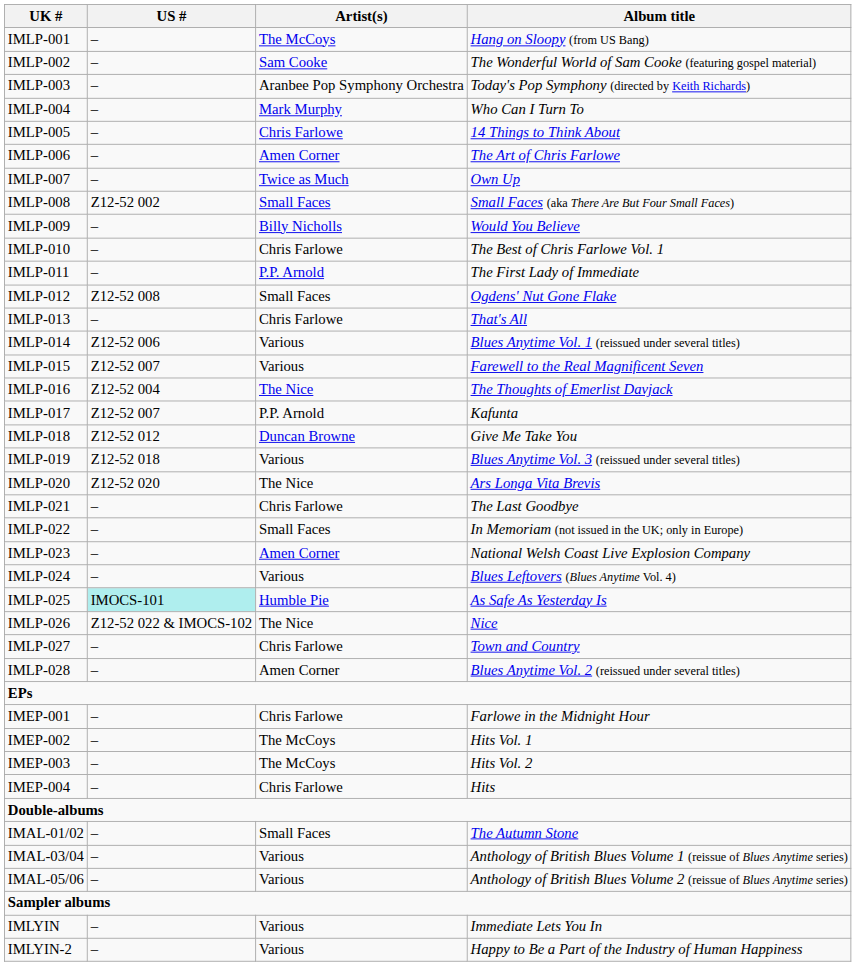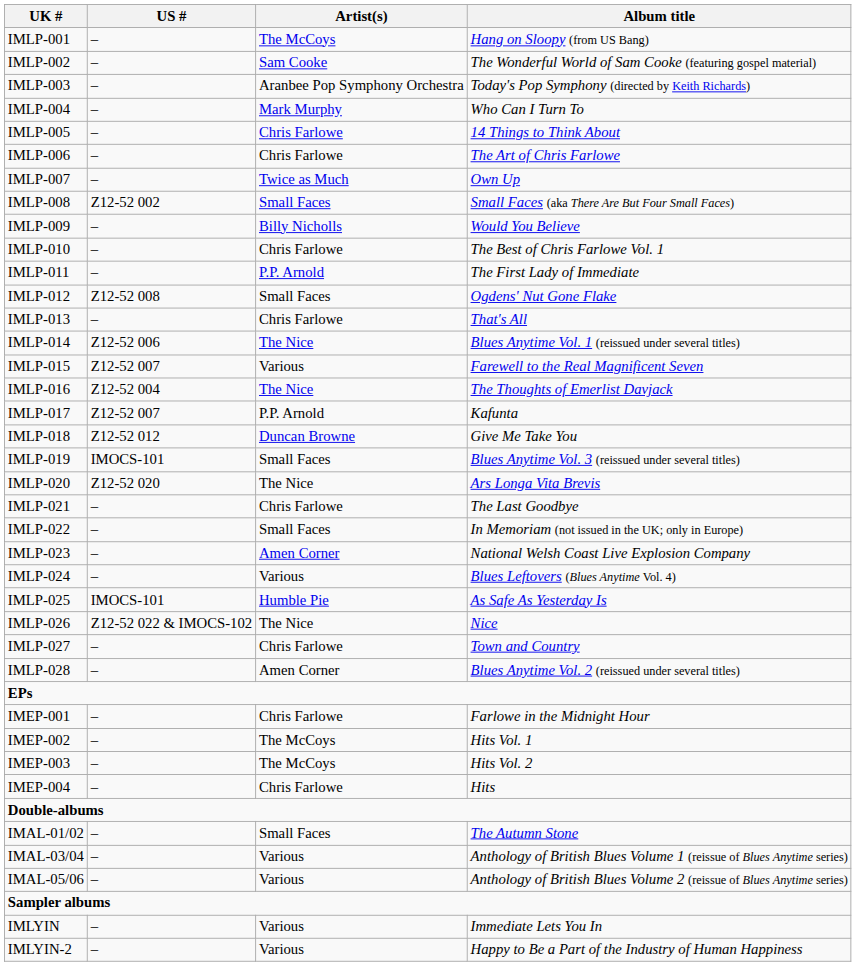(299, 156) Amen Corner -> (301, 156) Chris Farlowe
(281, 343) Various -> (286, 343) The Nice
(125, 459) Z12-52 018 -> (127, 459) IMOCS-101
(281, 459) Various -> (295, 459) Small Faces
(127, 599) paleturquoise background -> (127, 599) no background
